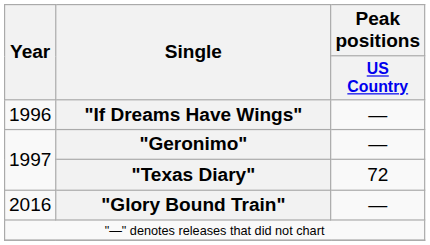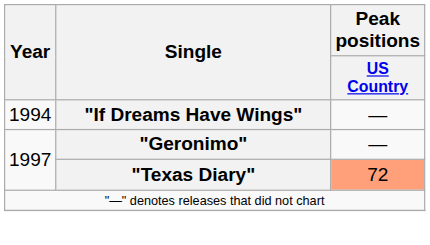(30, 114) 1996 -> (30, 114) 1994
(378, 174) no background -> (378, 174) lightsalmon background
- row: (193, 205)
